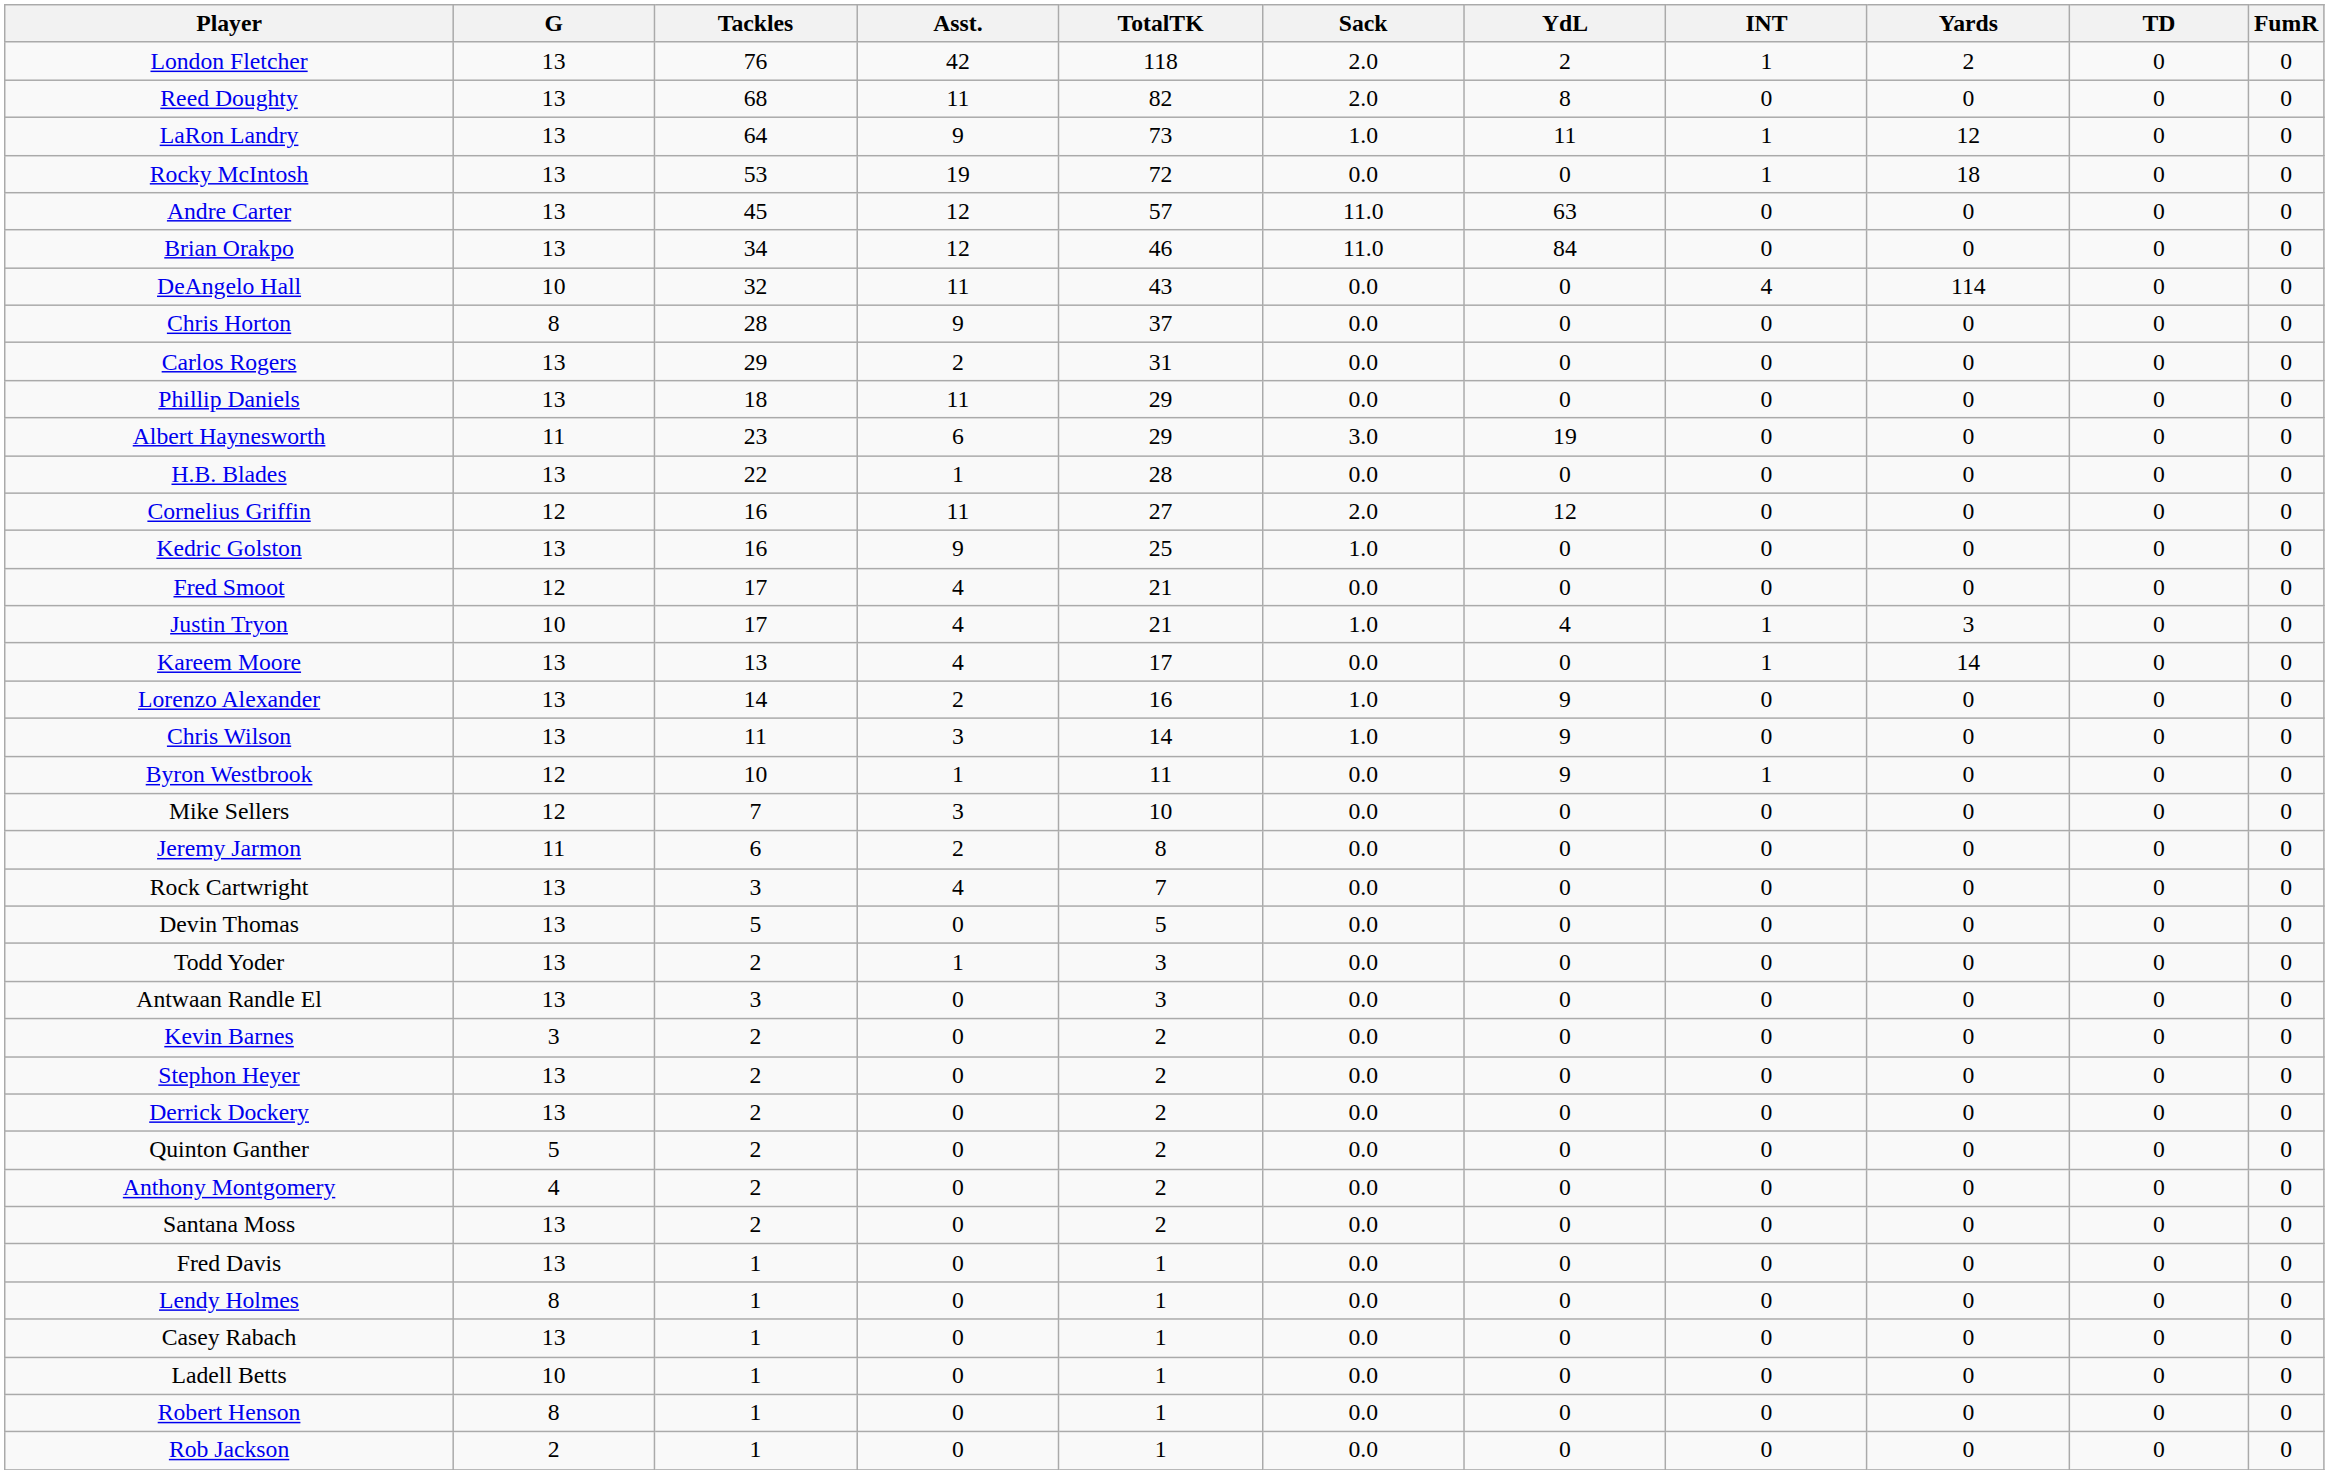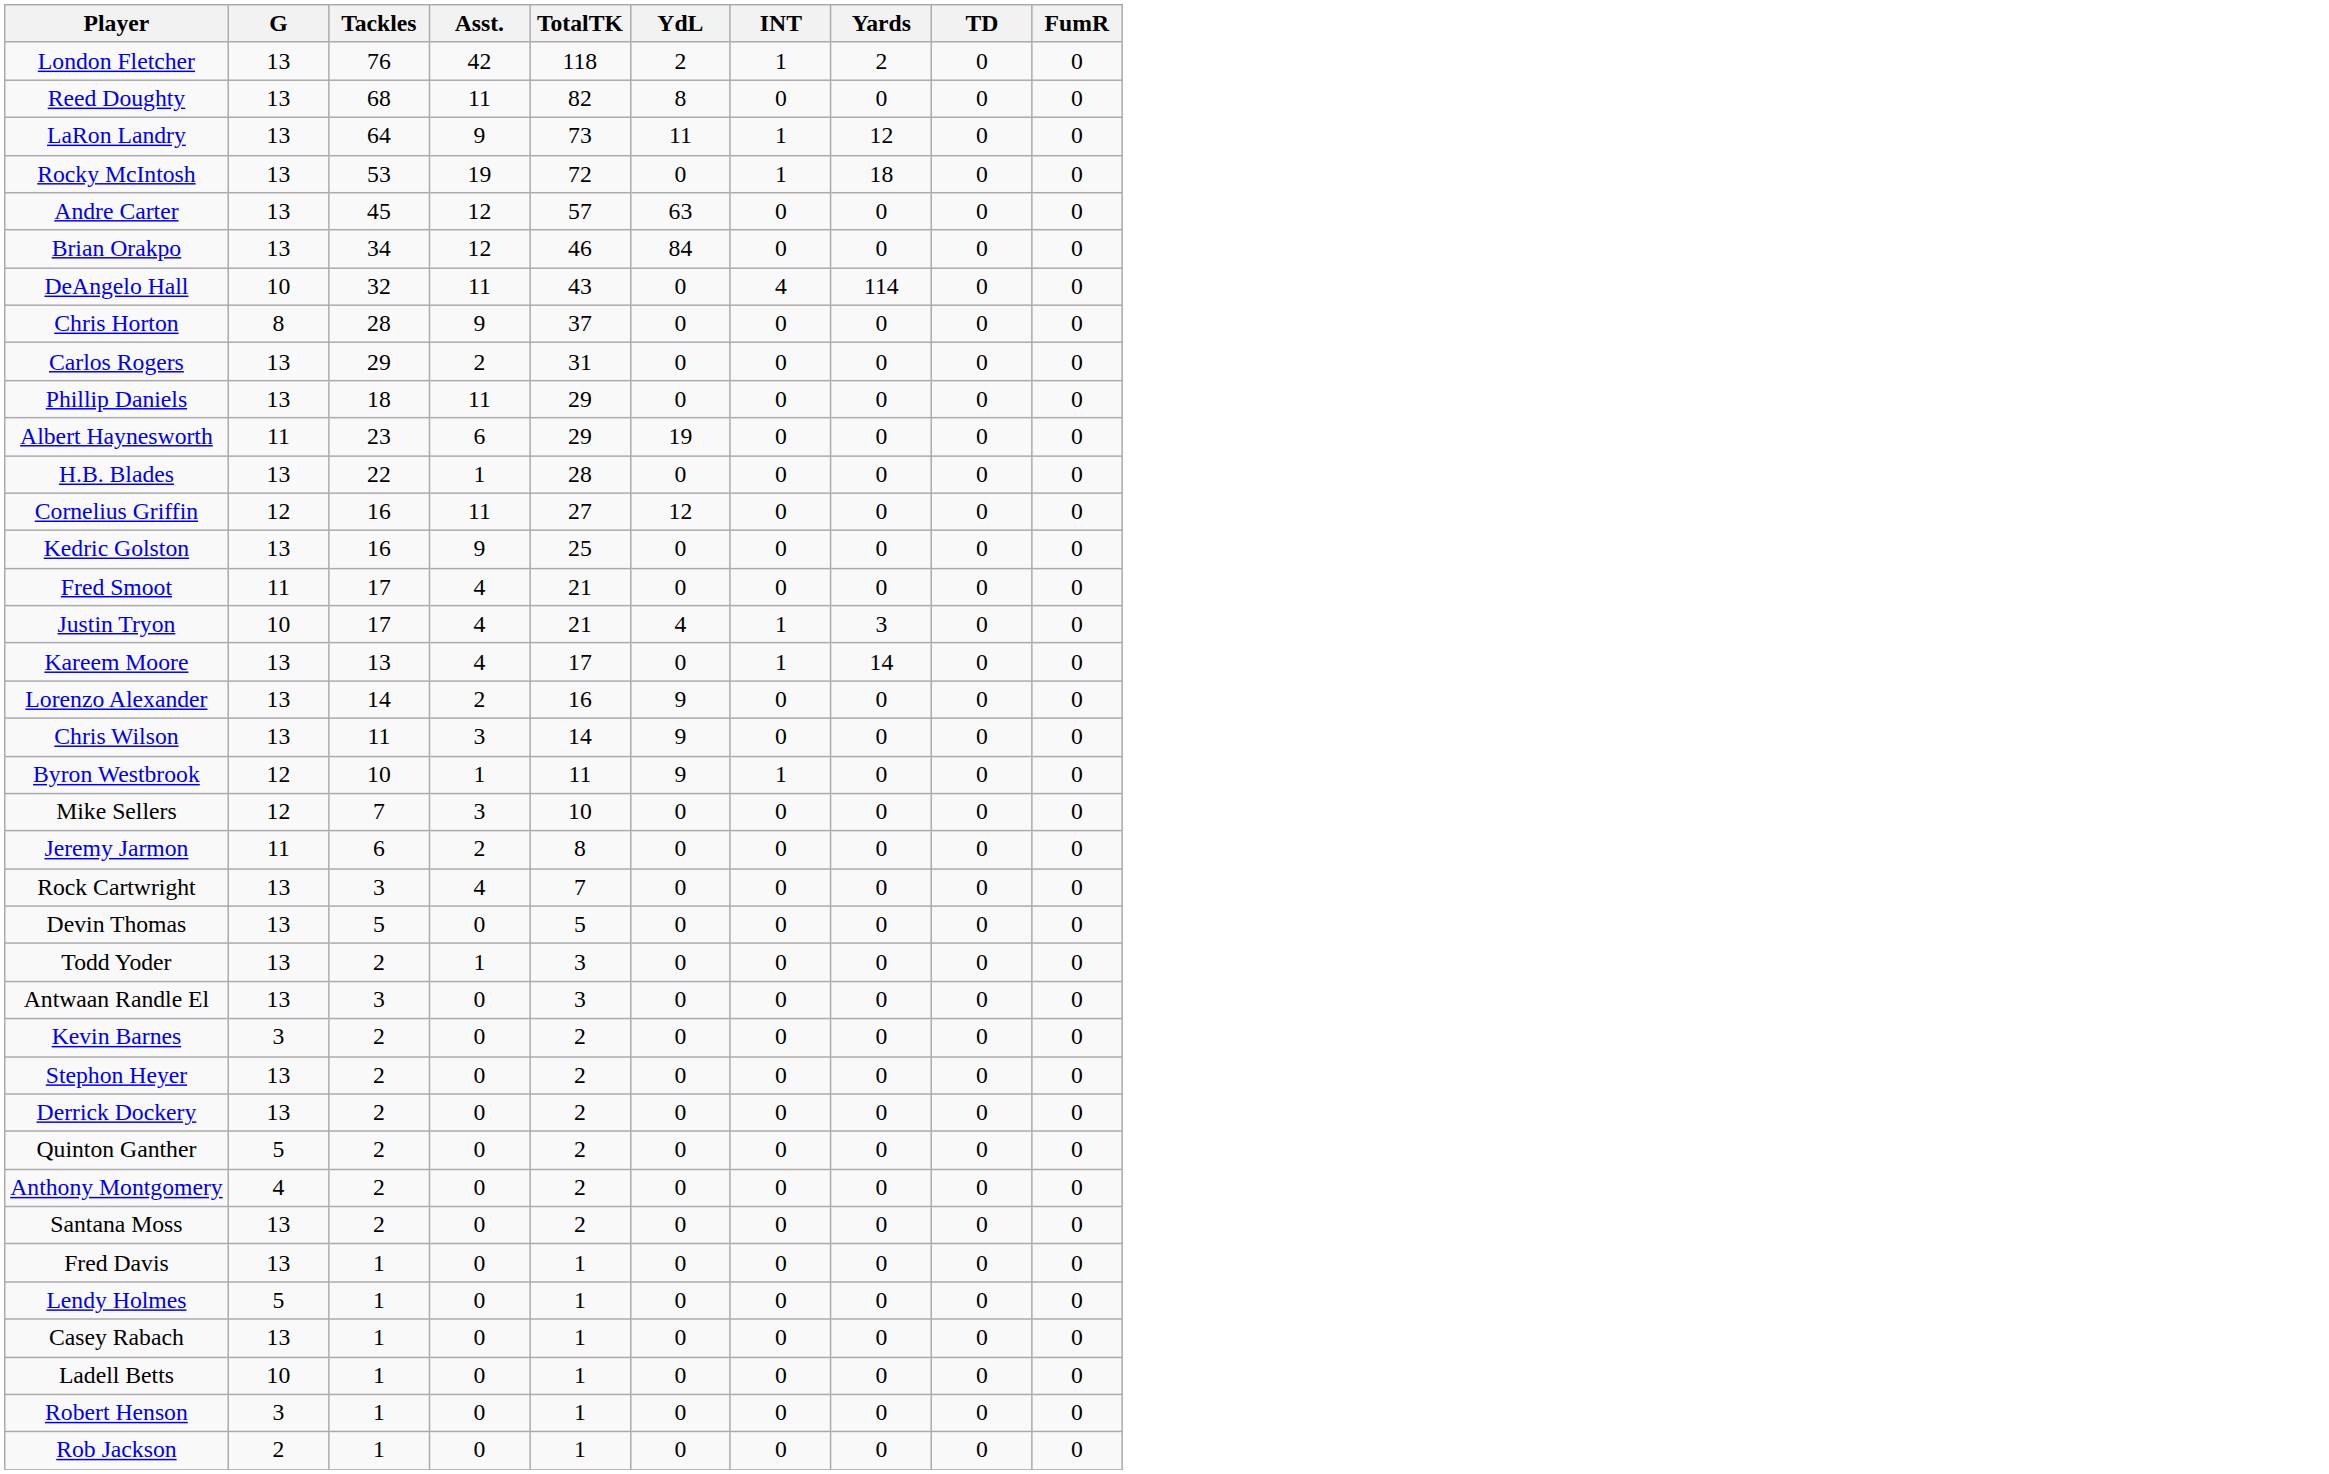- column: (1363, 23)
(554, 586) 12 -> (278, 586) 11
(554, 1300) 8 -> (278, 1300) 5
(554, 1412) 8 -> (278, 1412) 3
